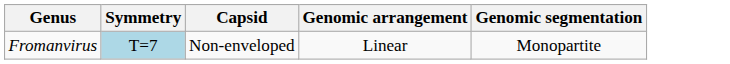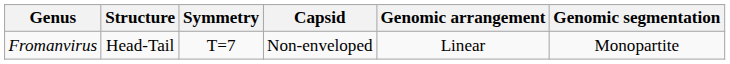+ column: (140, 18)
(143, 45) lightblue background -> (221, 45) no background
